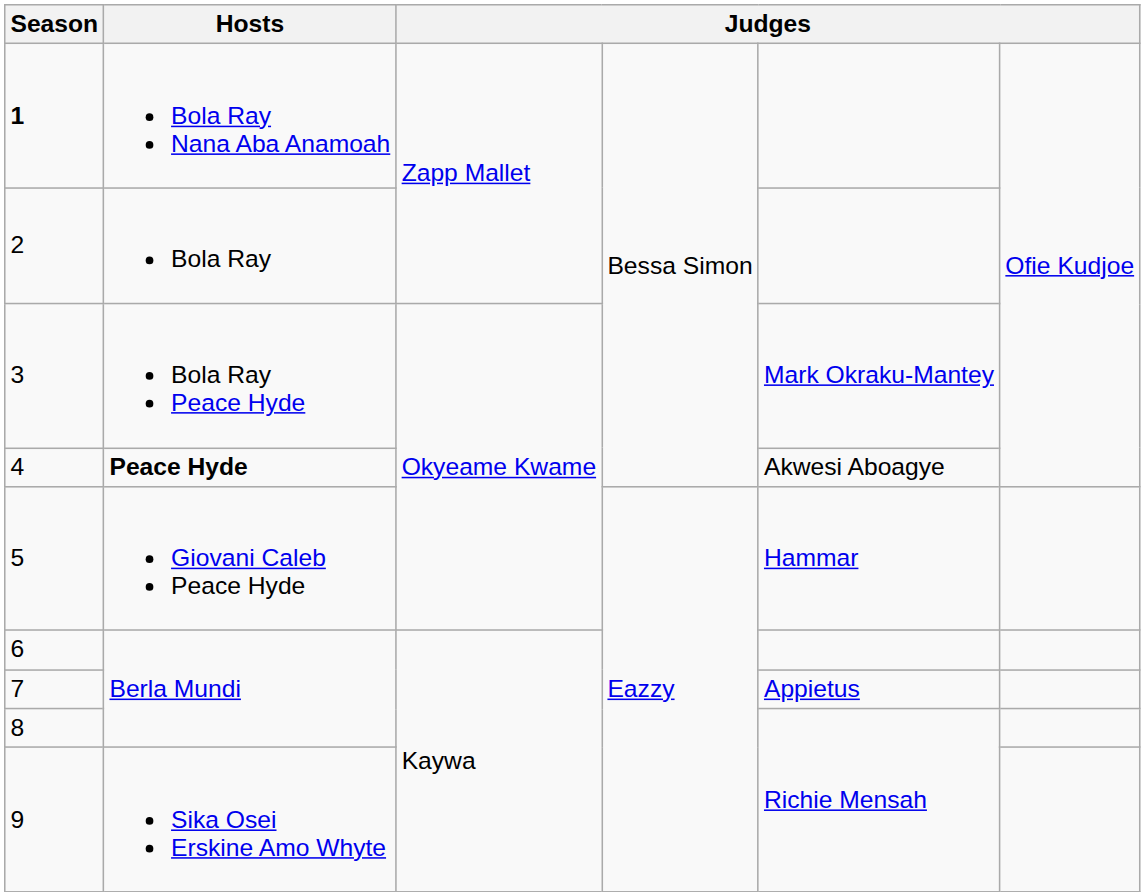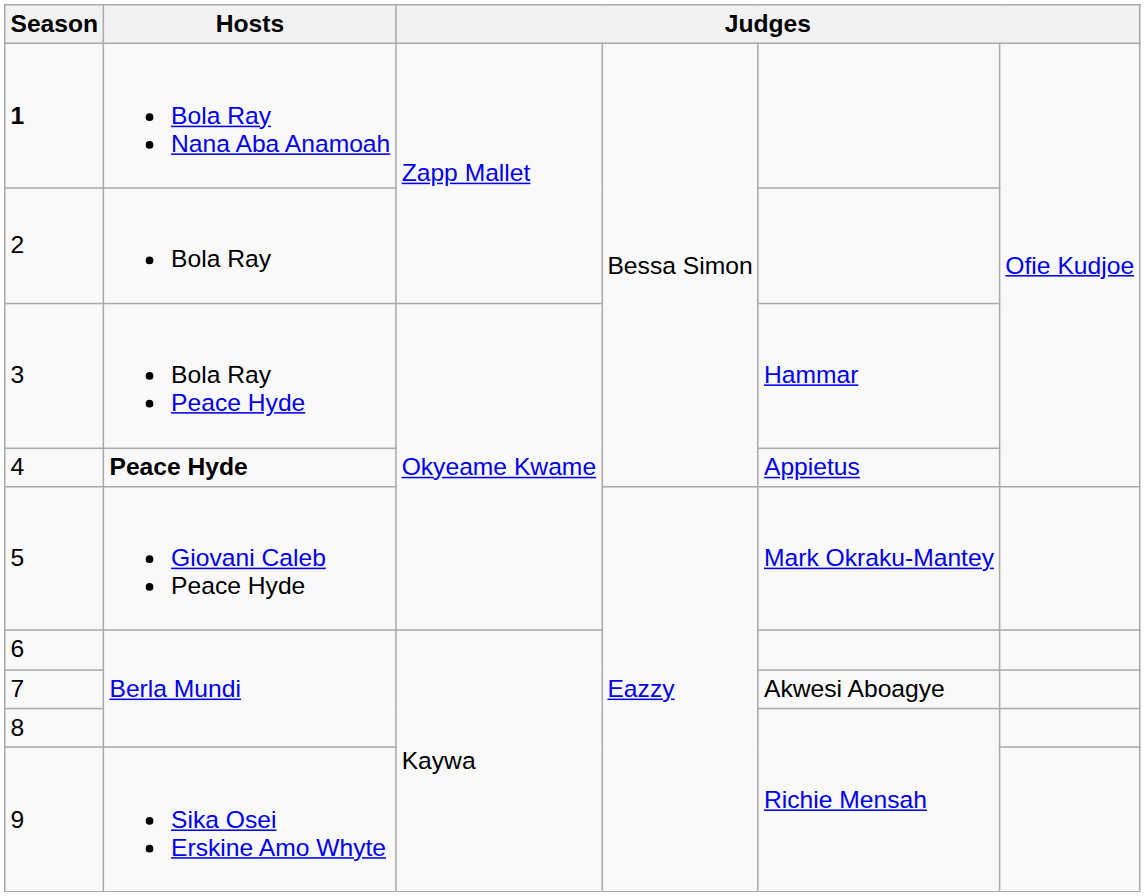(879, 375) Mark Okraku-Mantey -> (811, 375) Hammar
(854, 466) Akwesi Aboagye -> (812, 466) Appietus
(811, 558) Hammar -> (879, 558) Mark Okraku-Mantey
(812, 688) Appietus -> (854, 688) Akwesi Aboagye
